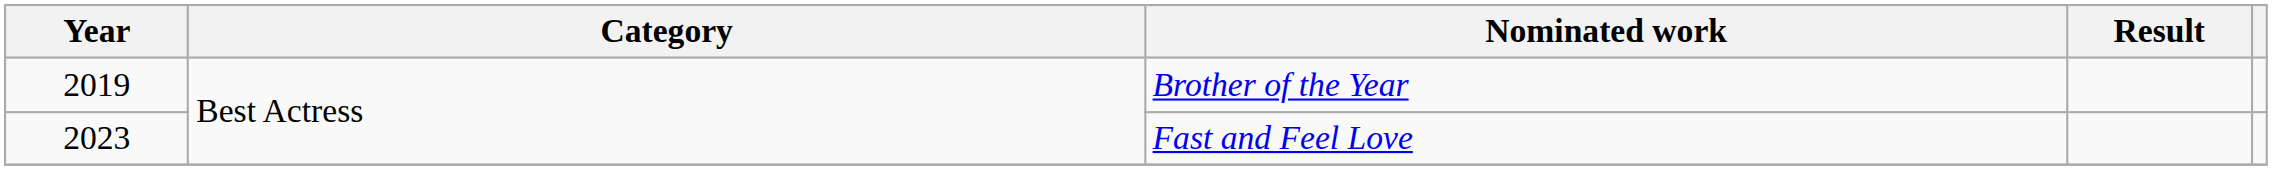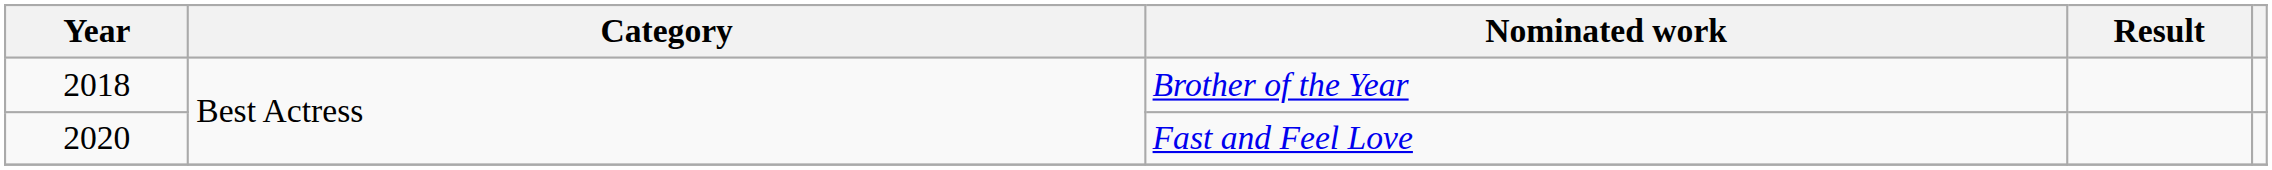(97, 84) 2019 -> (97, 84) 2018
(97, 137) 2023 -> (97, 137) 2020
